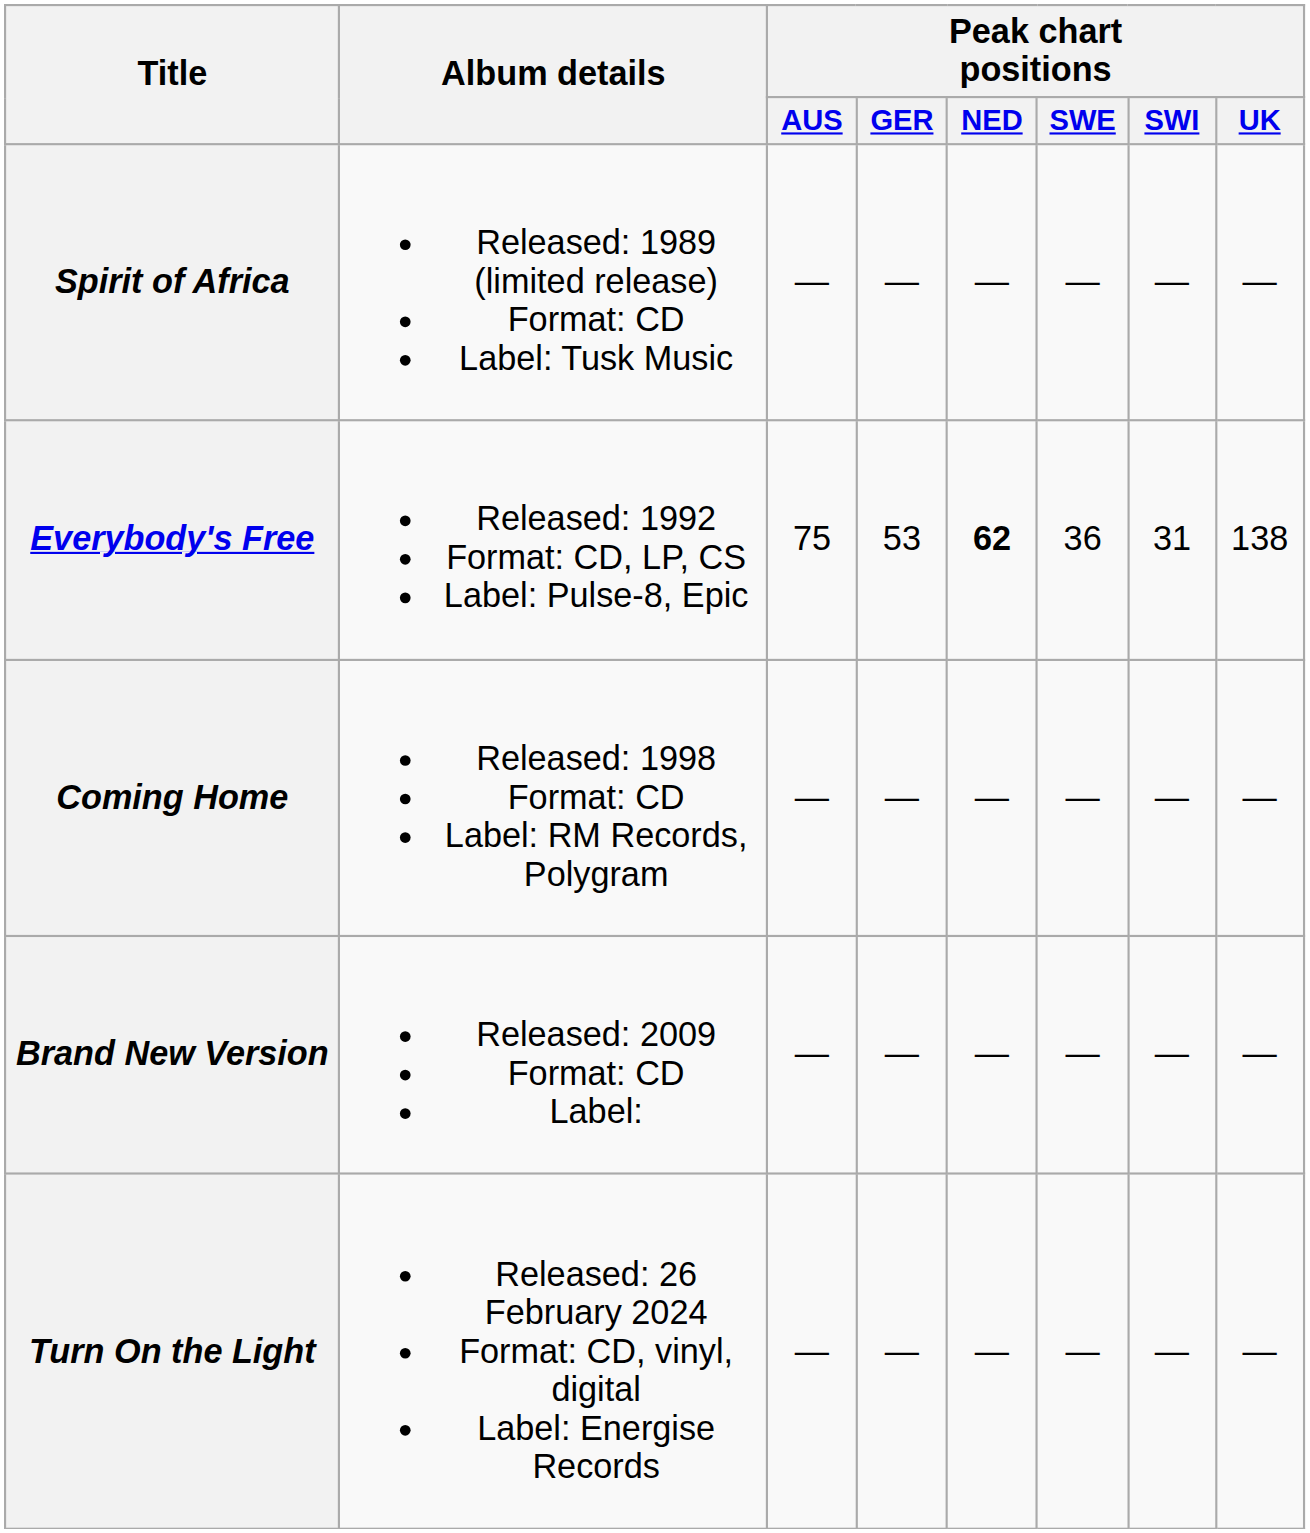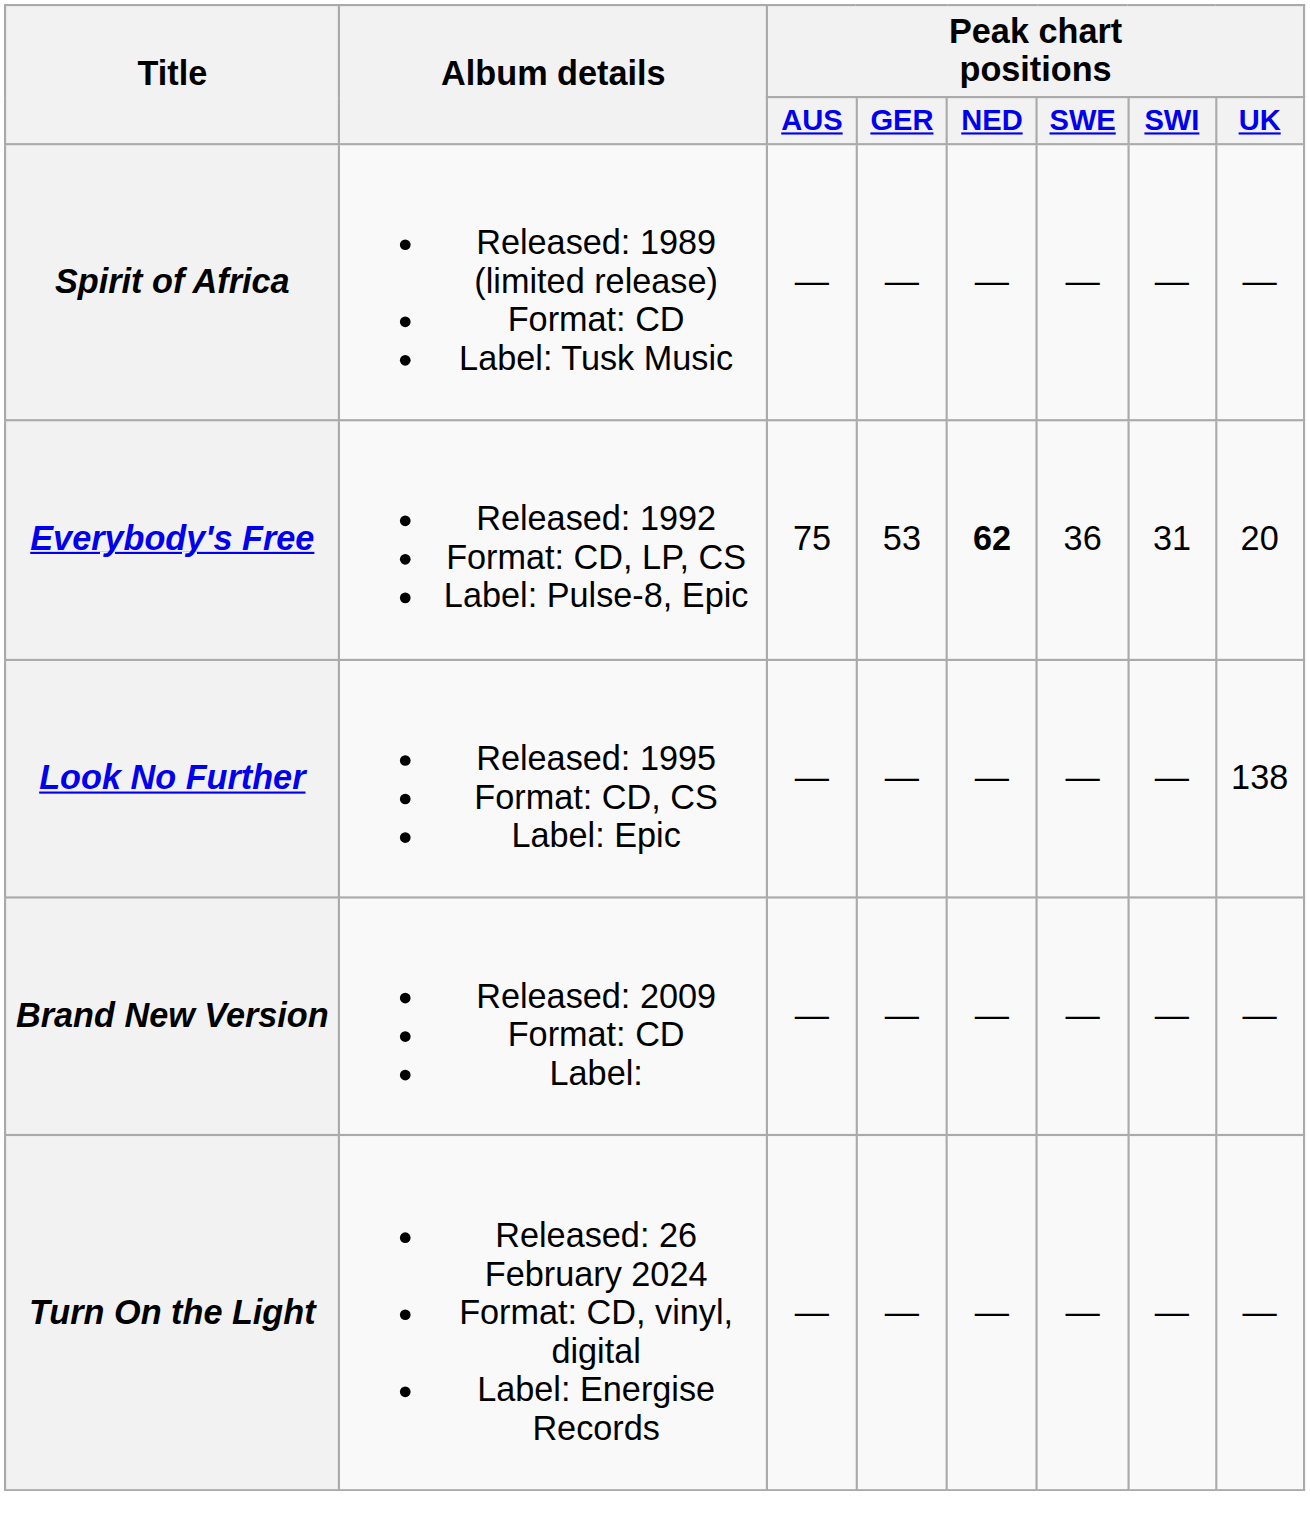(1260, 539) 138 -> (1260, 539) 20
+ row: (172, 777)
- row: (172, 796)
